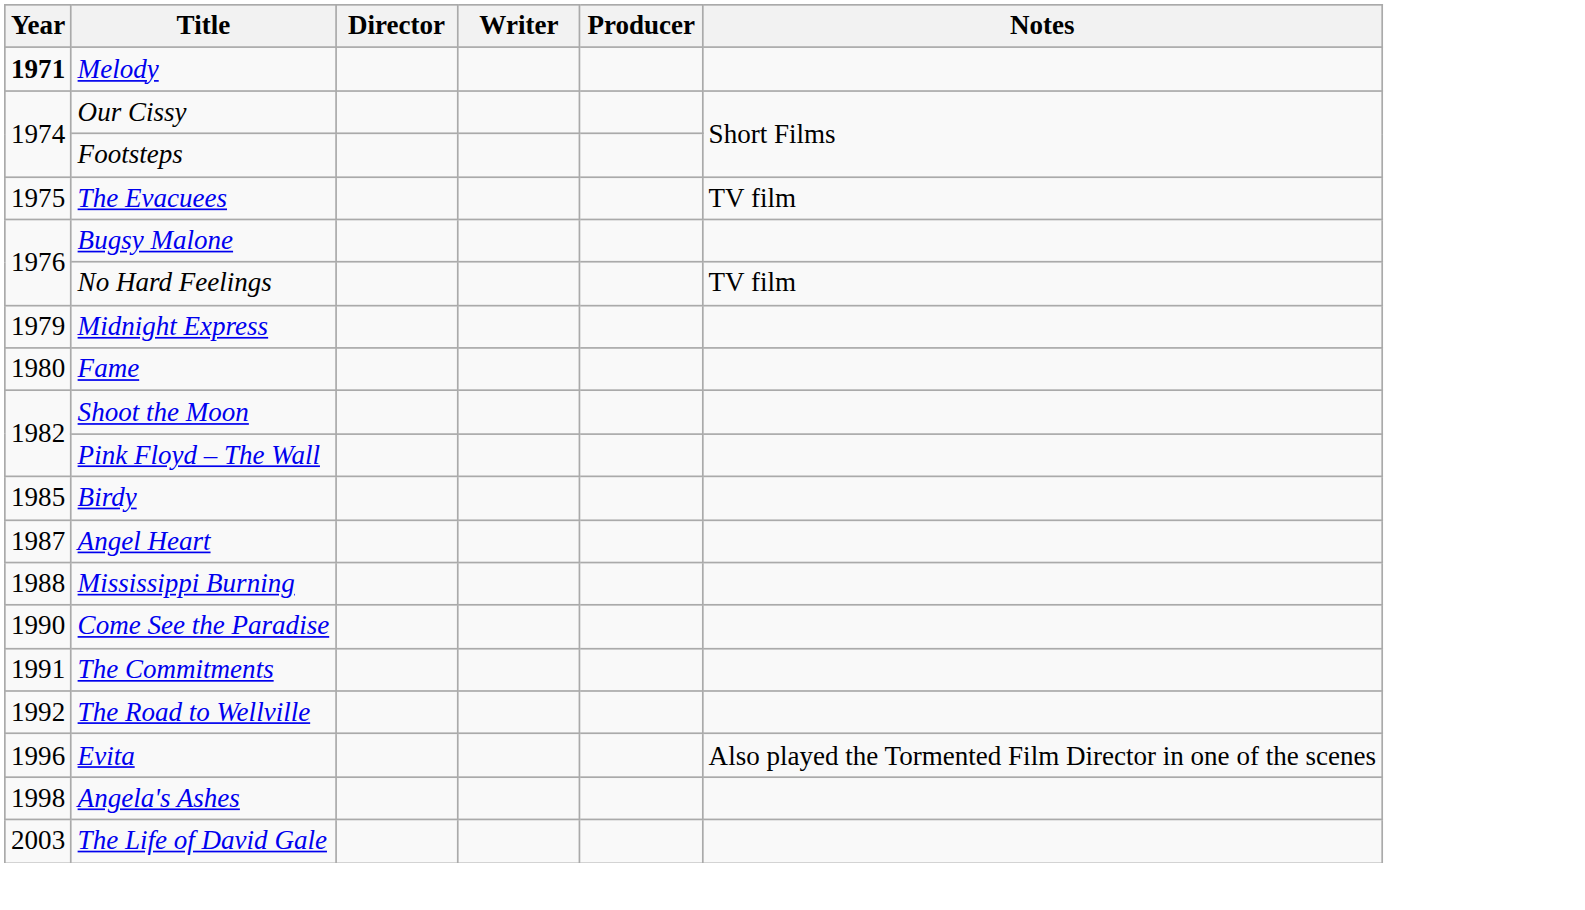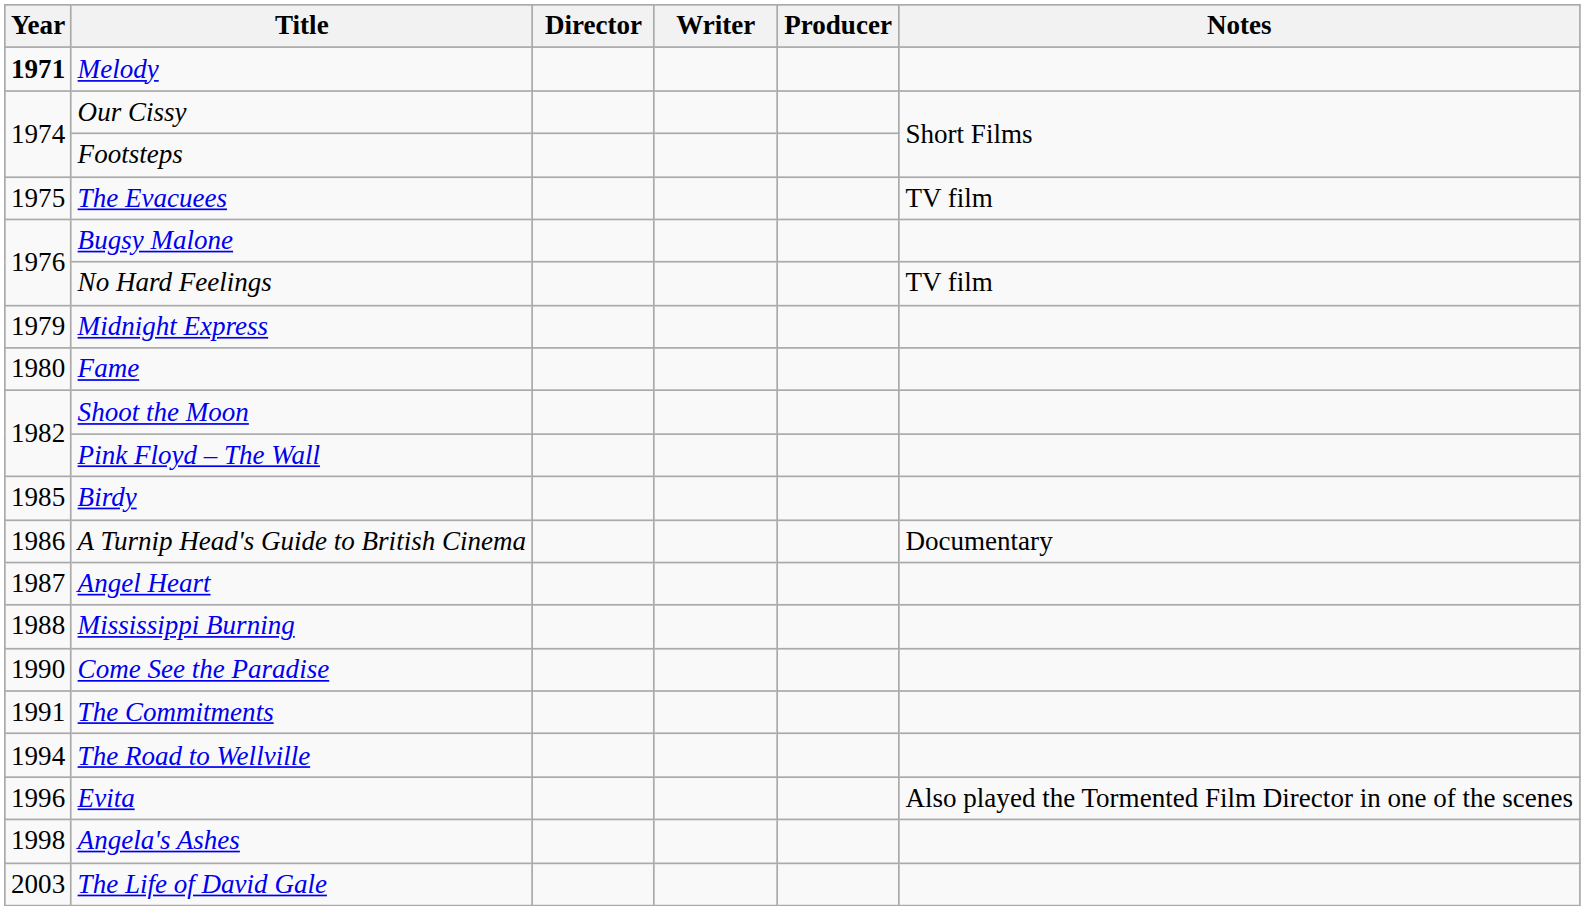+ row: (302, 540)
(38, 712) 1992 -> (38, 754) 1994
